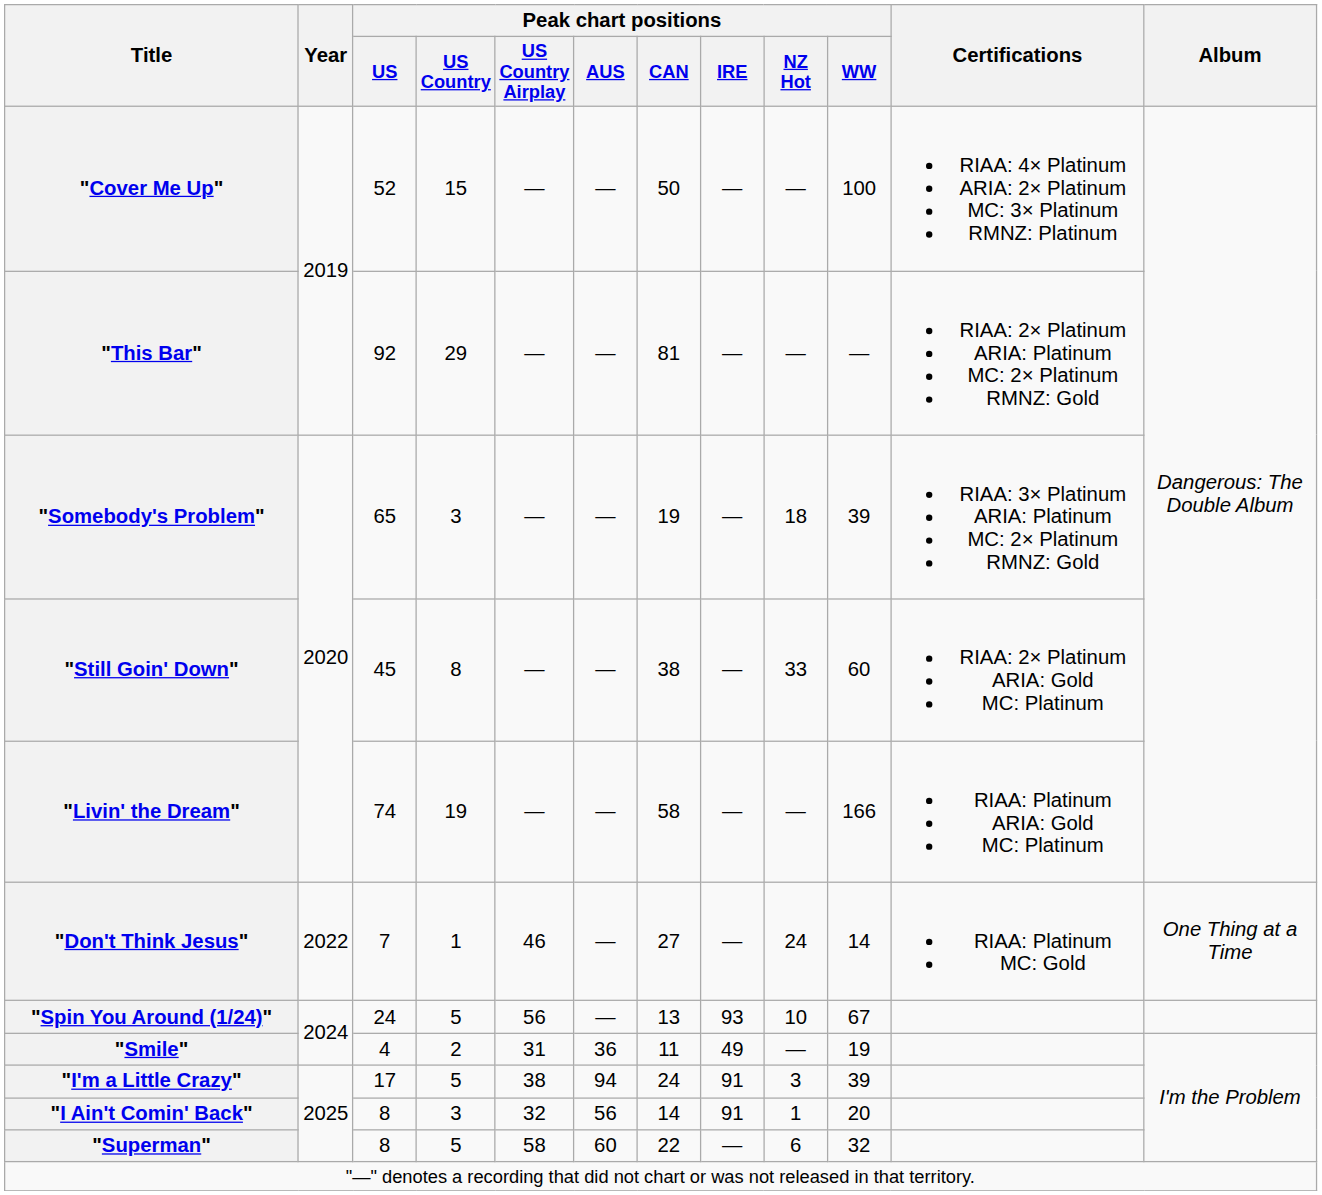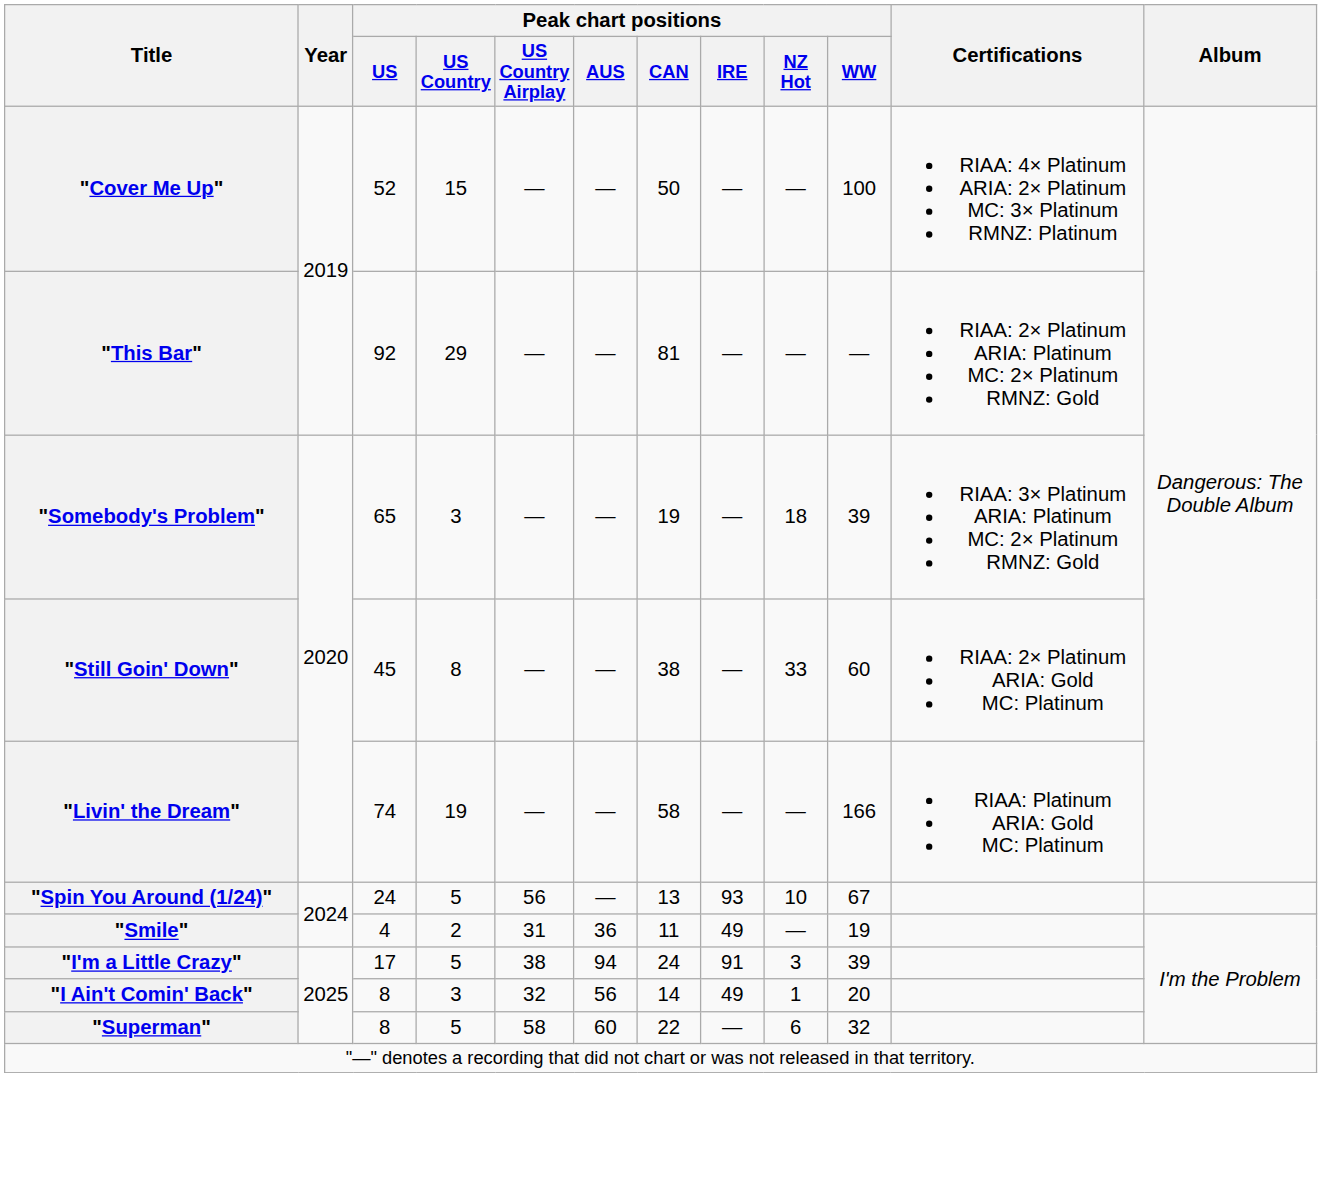- row: (152, 941)
(732, 1113) 91 -> (732, 994) 49
